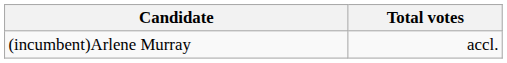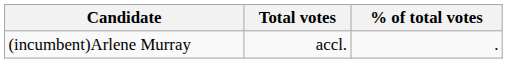+ column: (427, 17)
